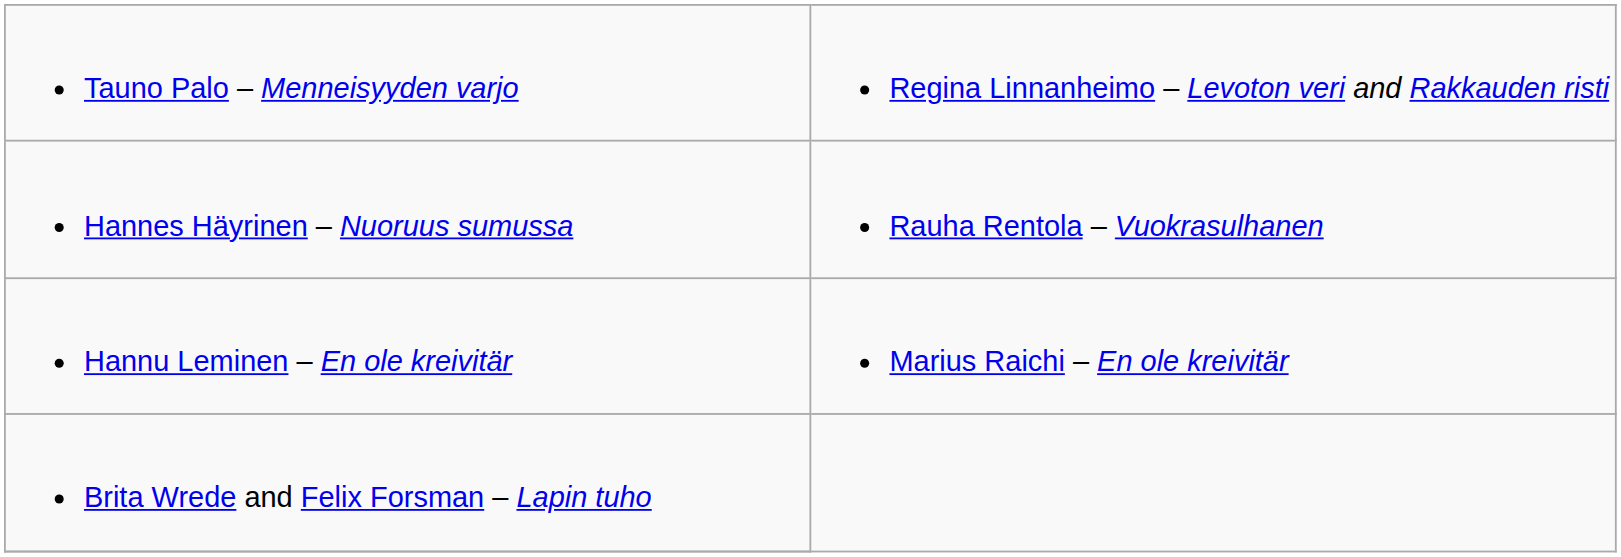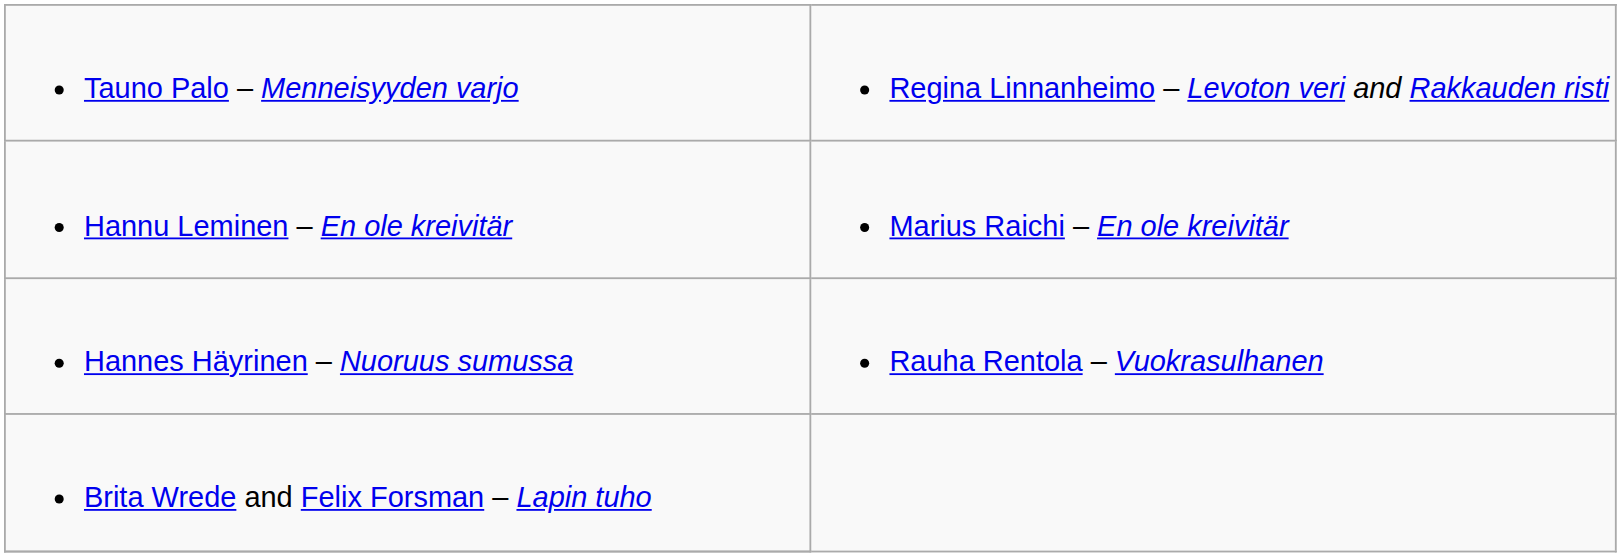rows swapped: (408, 226) <-> (408, 362)
